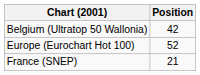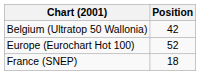(173, 62) 21 -> (173, 62) 18
